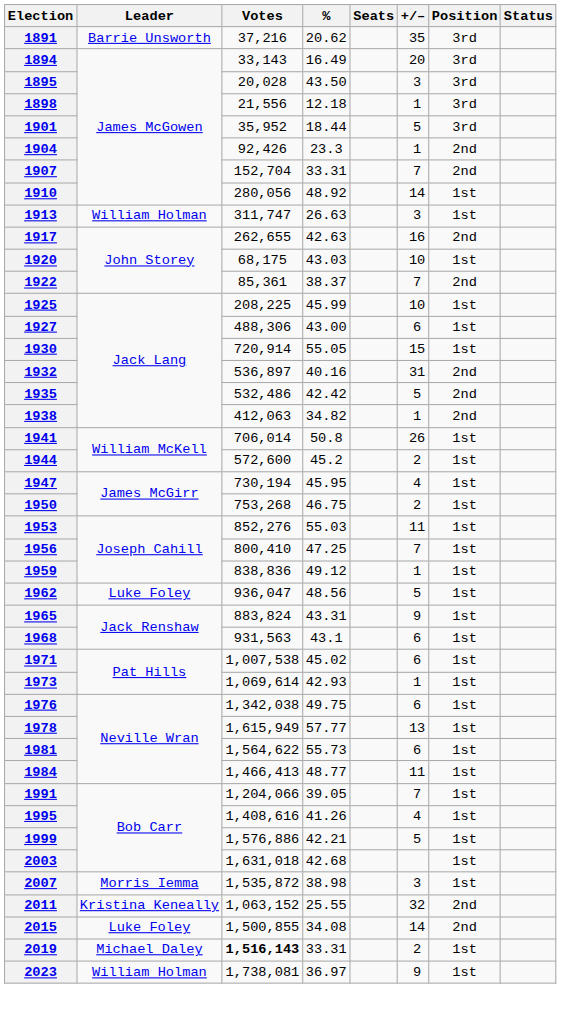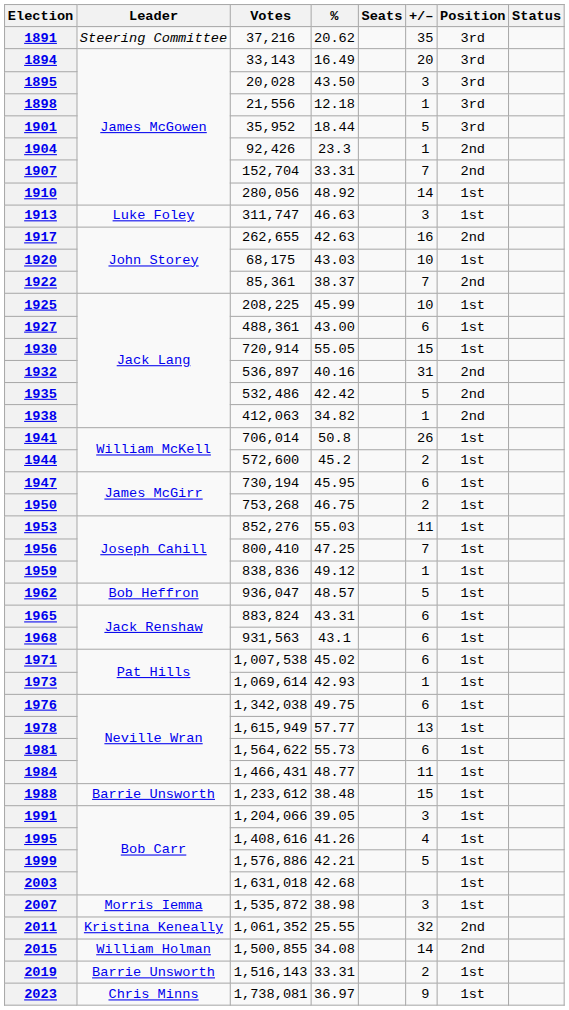(149, 38) Barrie Unsworth -> (154, 38) Steering Committee
(149, 216) William Holman -> (154, 216) Luke Foley
(326, 216) 26.63 -> (334, 216) 46.63
(262, 327) 488,306 -> (271, 327) 488,361
(413, 483) 4 -> (421, 483) 6
(149, 594) Luke Foley -> (154, 594) Bob Heffron
(326, 594) 48.56 -> (334, 594) 48.57
(413, 616) 9 -> (421, 616) 6
(262, 772) 1,466,413 -> (271, 772) 1,466,431
+ row: (41, 794)
(413, 794) 7 -> (421, 817) 3
(262, 906) 1,063,152 -> (271, 928) 1,061,352
(149, 928) Luke Foley -> (154, 950) William Holman
(149, 950) Michael Daley -> (154, 972) Barrie Unsworth
(262, 950) bold -> (271, 972) normal
(149, 972) William Holman -> (154, 995) Chris Minns
